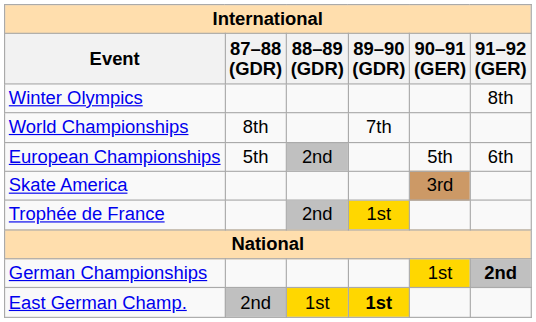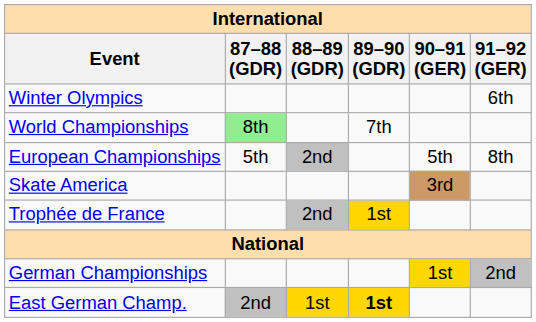(501, 98) 8th -> (501, 98) 6th
(256, 127) no background -> (256, 127) lightgreen background
(501, 156) 6th -> (501, 156) 8th
(501, 273) bold -> (501, 273) normal
